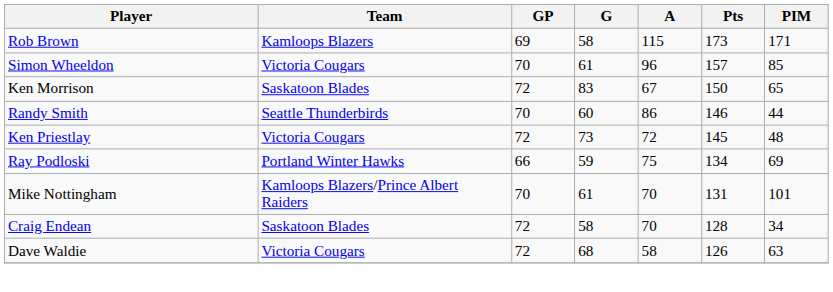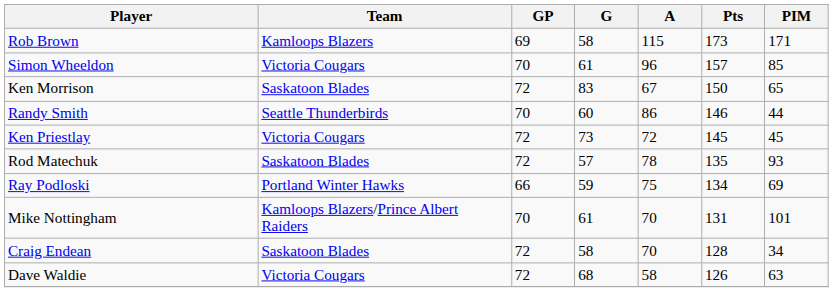(776, 137) 48 -> (776, 137) 45
+ row: (53, 161)
